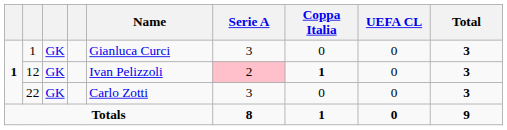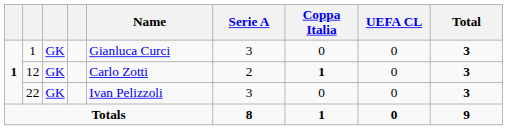(126, 72) Ivan Pelizzoli -> (119, 72) Carlo Zotti
(249, 72) pink background -> (249, 72) no background
(119, 93) Carlo Zotti -> (126, 93) Ivan Pelizzoli
